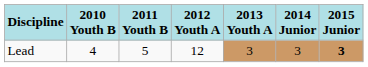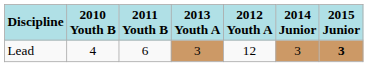columns swapped: (197, 22) <-> (249, 22)
(145, 51) 5 -> (145, 51) 6
